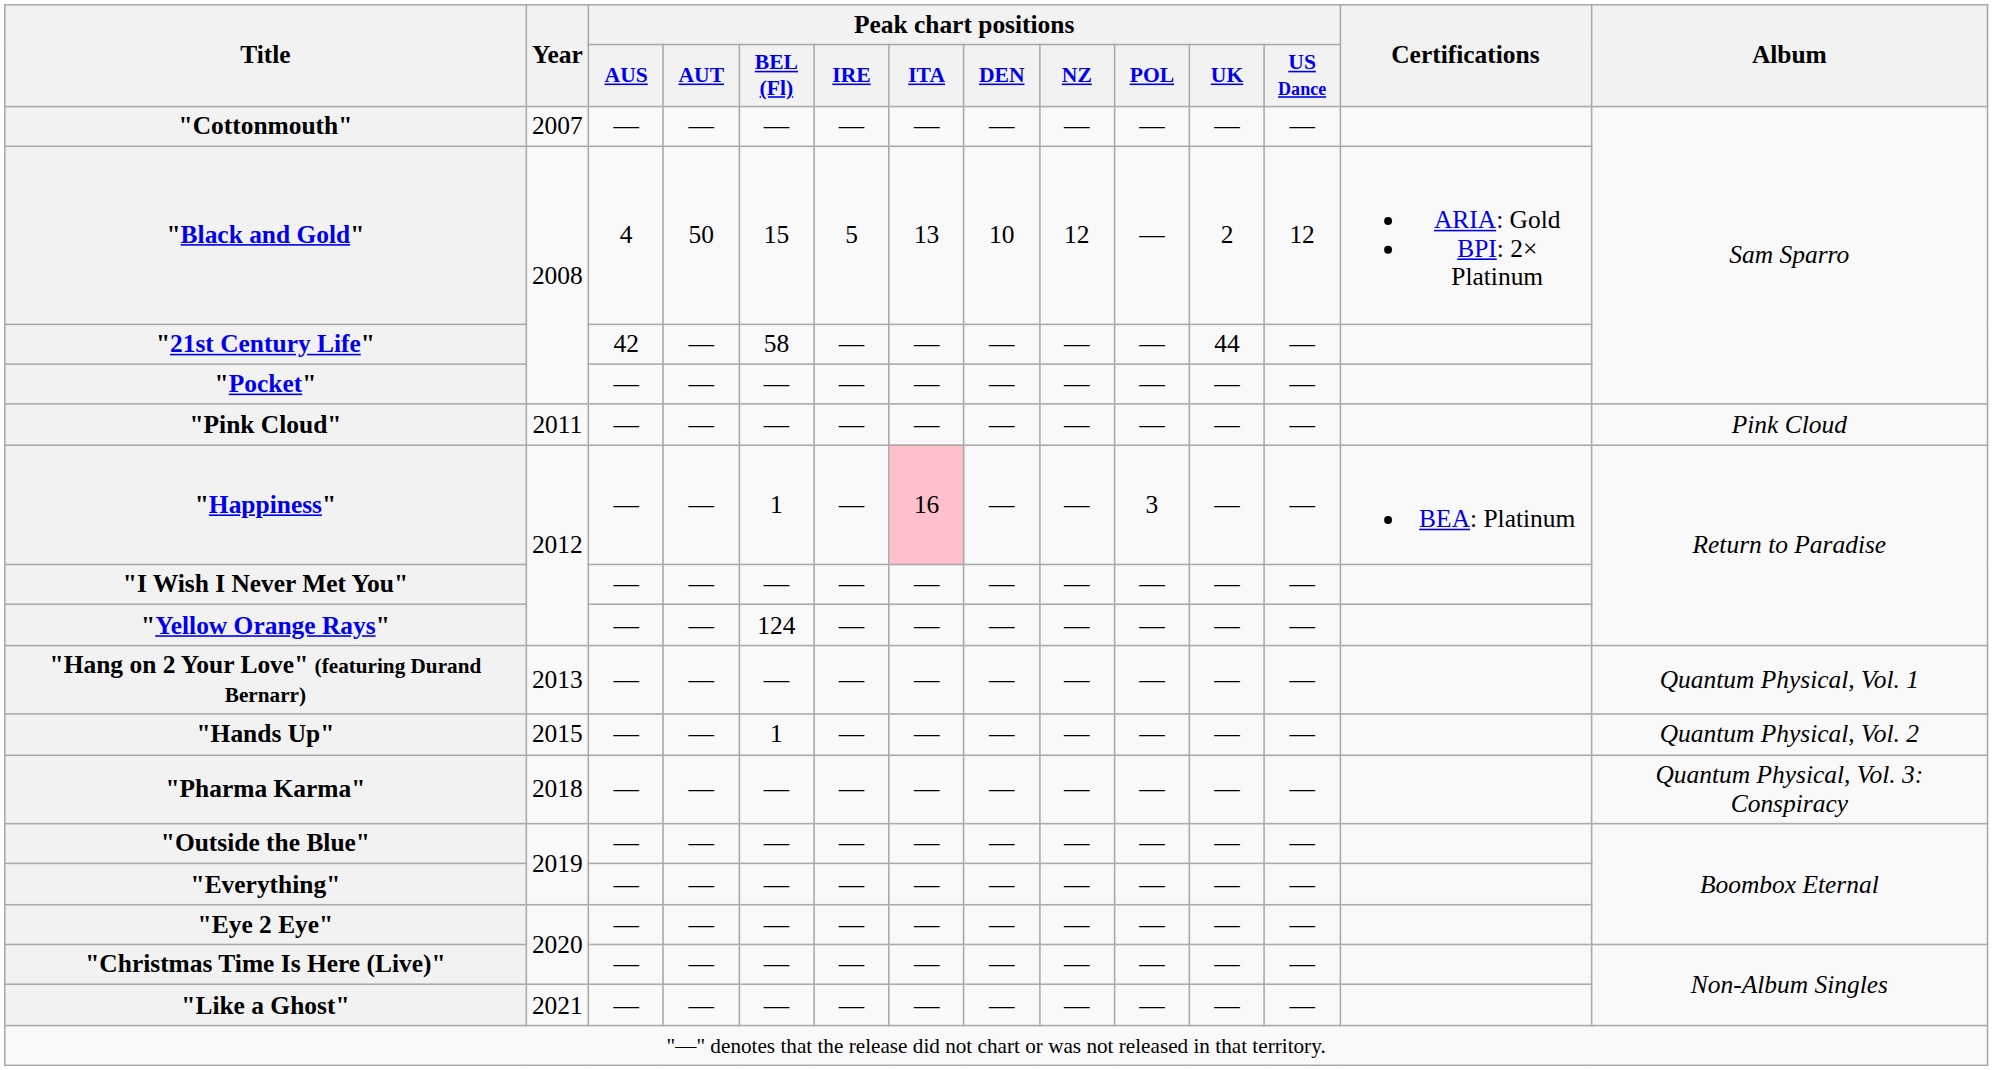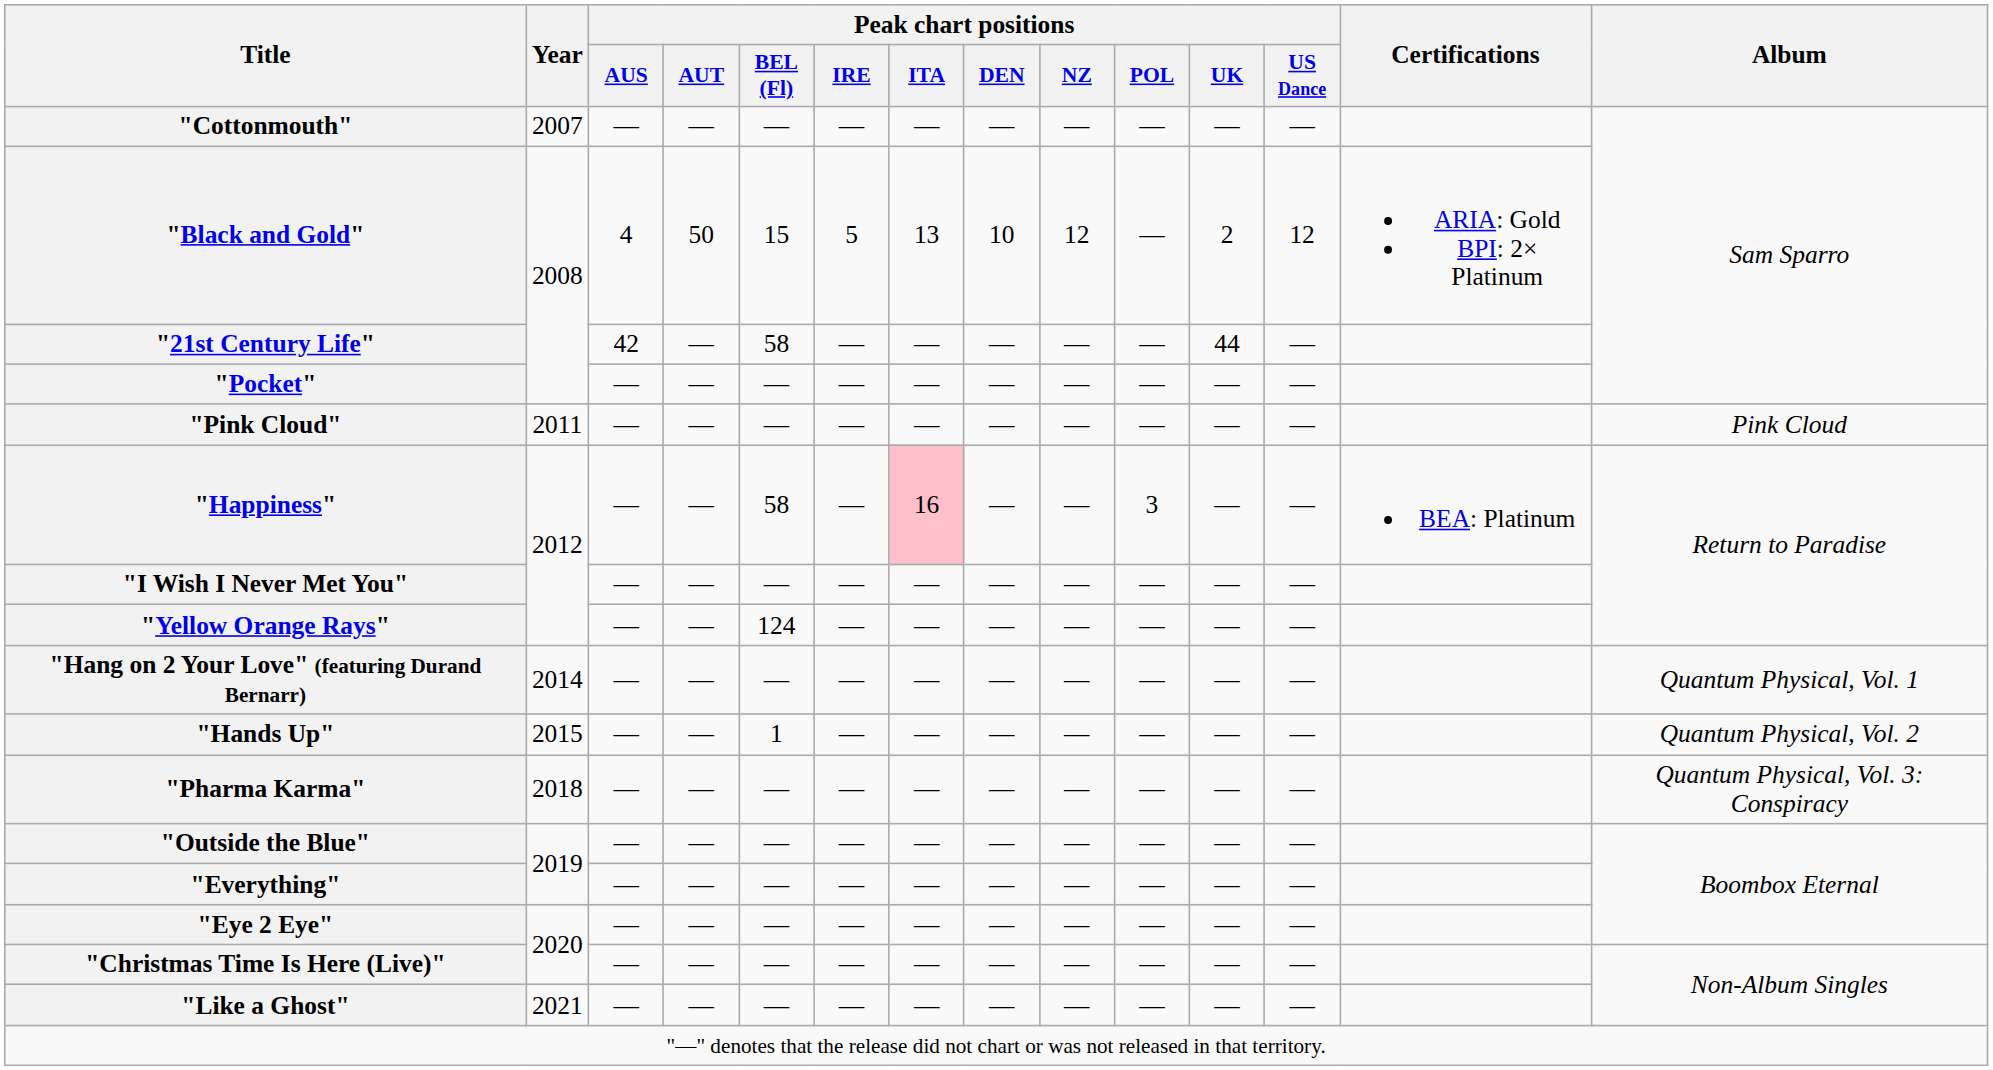(776, 504) 1 -> (776, 504) 58
(557, 679) 2013 -> (557, 679) 2014
